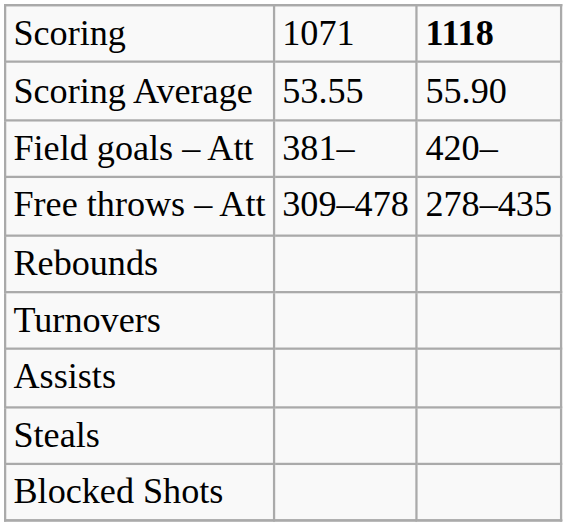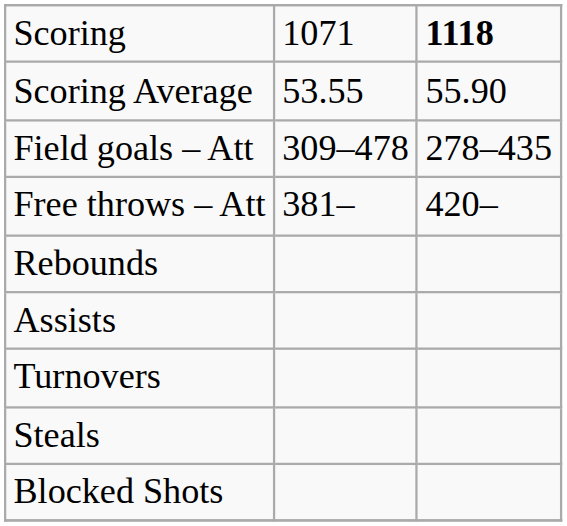(318, 147) 381– -> (346, 147) 309–478
(462, 147) 420– -> (489, 147) 278–435
(346, 205) 309–478 -> (318, 205) 381–
(489, 205) 278–435 -> (462, 205) 420–
rows swapped: (65, 377) <-> (87, 319)
